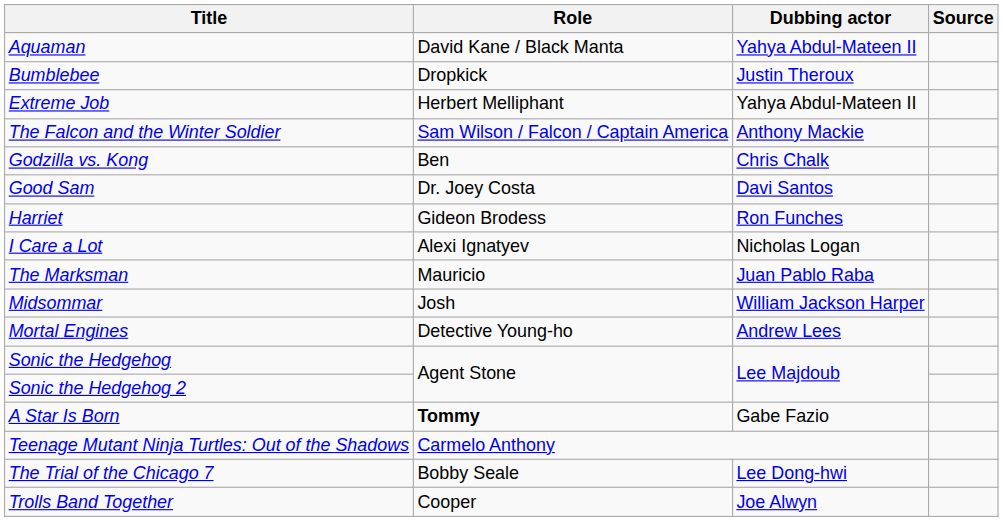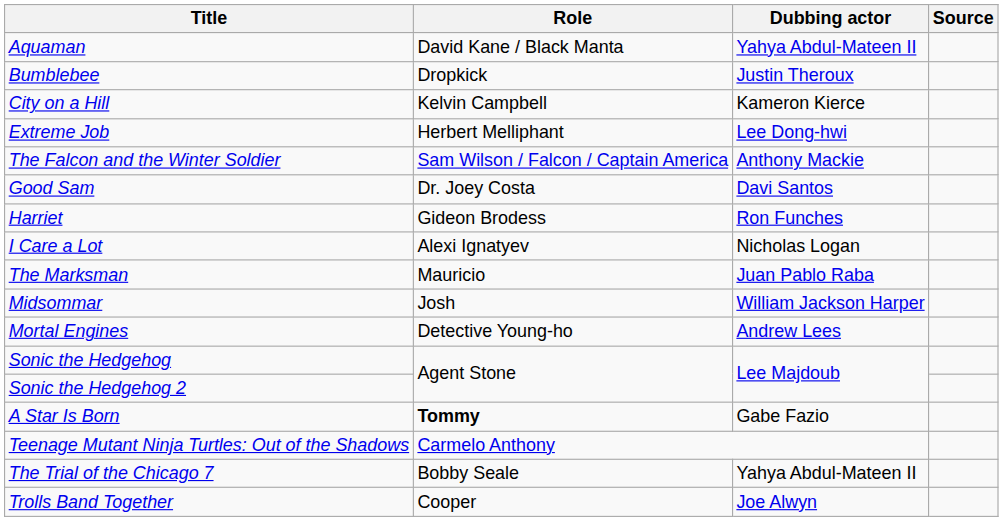+ row: (59, 103)
(826, 103) Yahya Abdul-Mateen II -> (792, 132) Lee Dong-hwi
- row: (78, 160)
(792, 473) Lee Dong-hwi -> (826, 473) Yahya Abdul-Mateen II
